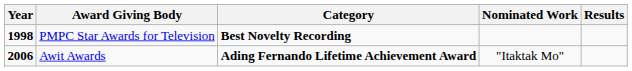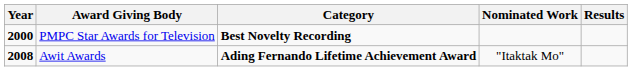(20, 35) 1998 -> (20, 35) 2000
(20, 55) 2006 -> (20, 55) 2008
